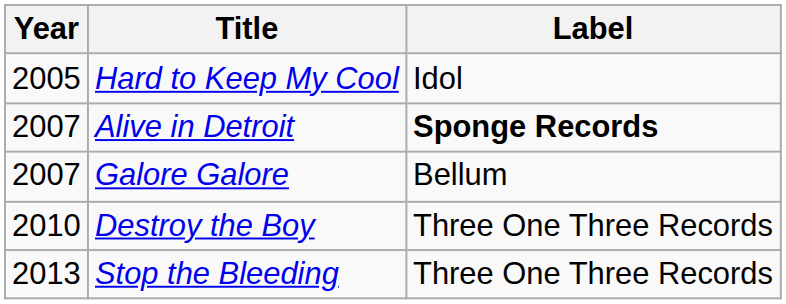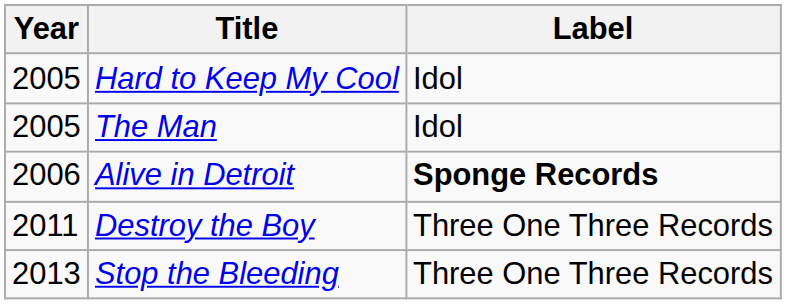+ row: (156, 126)
(46, 126) 2007 -> (46, 175) 2006
- row: (192, 175)
(46, 224) 2010 -> (45, 224) 2011
